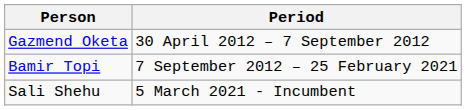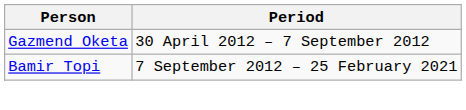- row: (54, 92)
